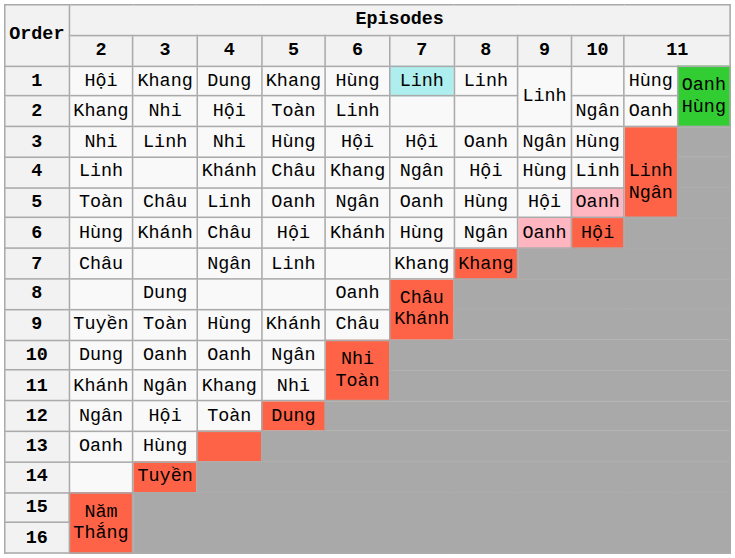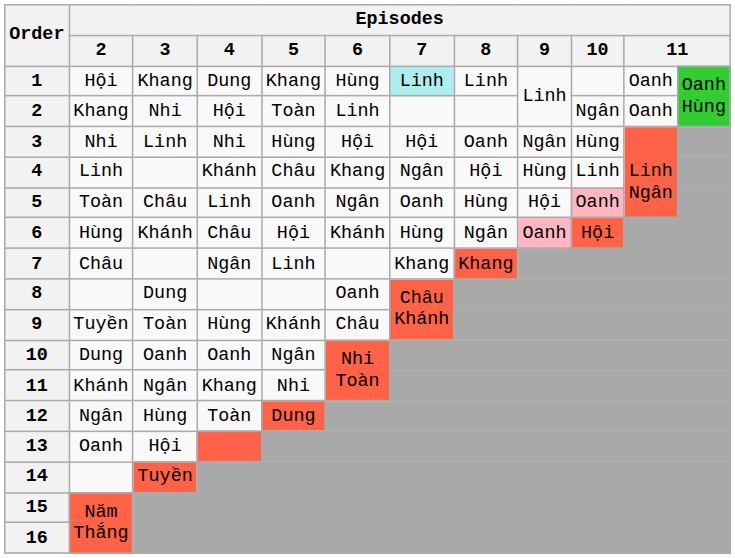(651, 81) Hùng -> (651, 81) Oanh
(165, 416) Hội -> (165, 416) Hùng
(165, 446) Hùng -> (165, 446) Hội
